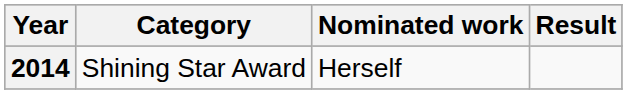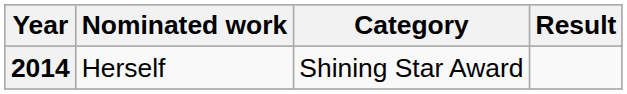columns swapped: (421, 25) <-> (194, 25)
